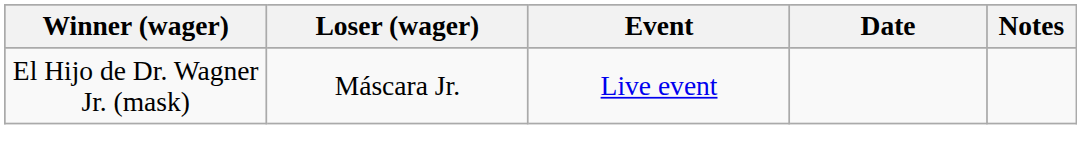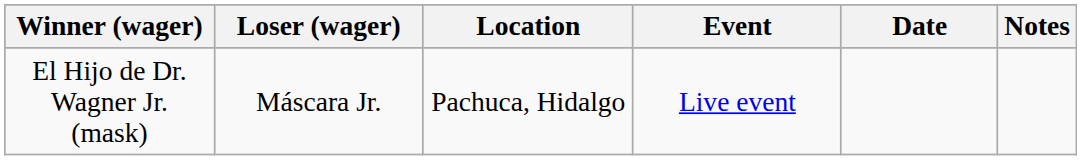+ column: (528, 26)
